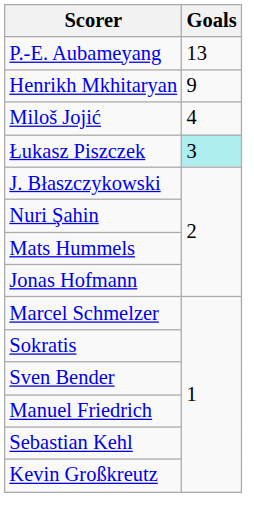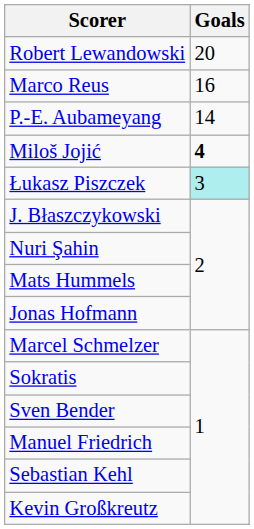+ row: (97, 53)
+ row: (59, 85)
(197, 53) 13 -> (205, 118) 14
- row: (93, 85)
(192, 118) normal -> (200, 150) bold
